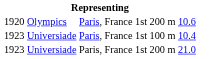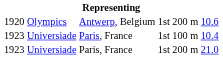(106, 21) Paris, France -> (117, 21) Antwerp, Belgium
